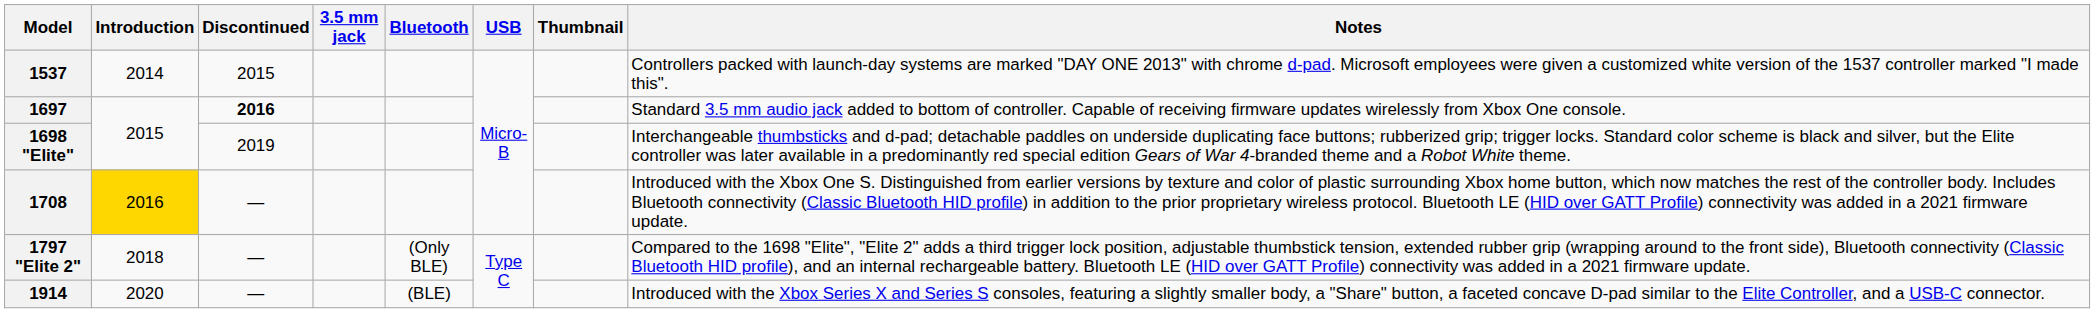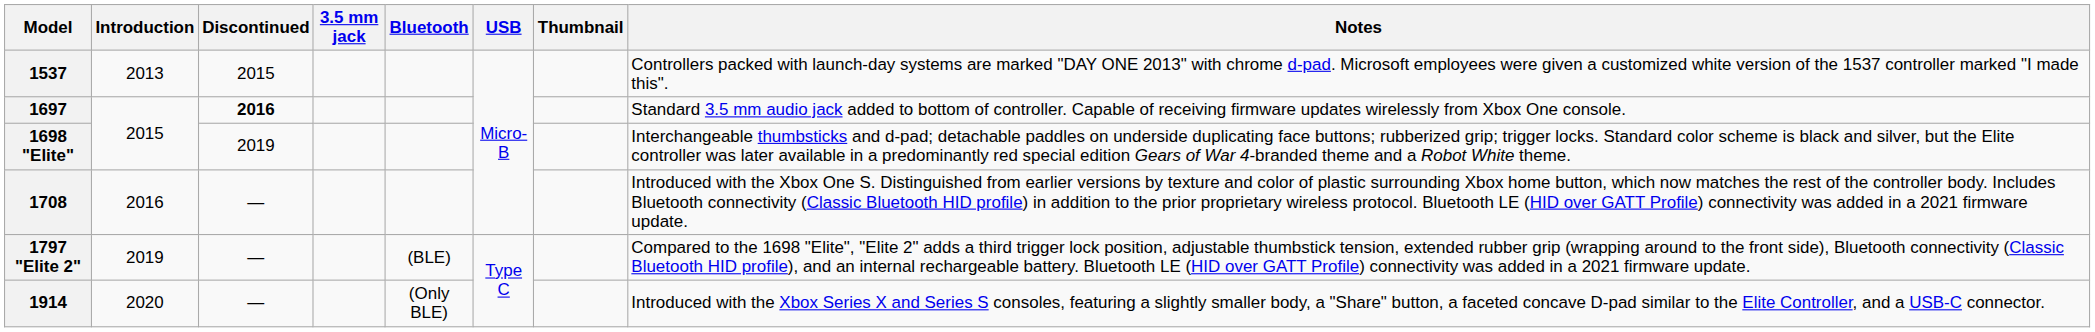(145, 73) 2014 -> (145, 73) 2013
(145, 201) gold background -> (145, 201) no background
(145, 257) 2018 -> (145, 257) 2019
(429, 257) (Only BLE) -> (429, 257) (BLE)
(429, 293) (BLE) -> (429, 303) (Only BLE)
